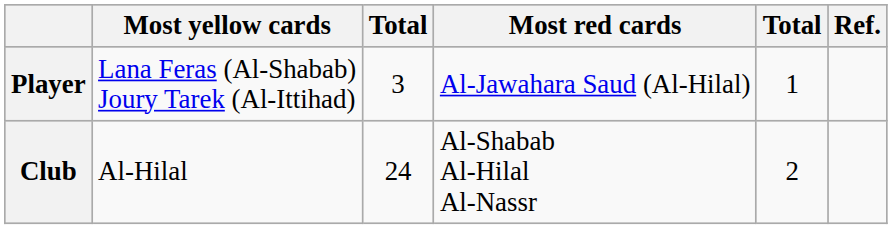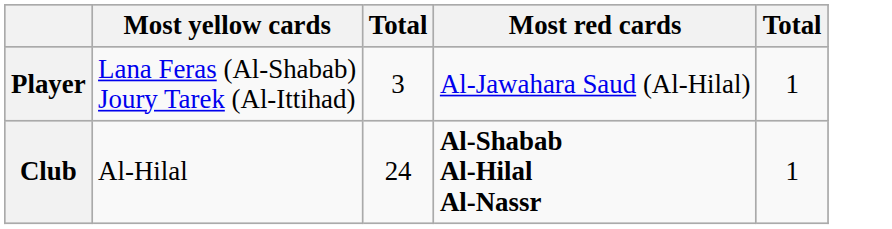- column: (857, 25)
(497, 171) normal -> (501, 171) bold
(792, 171) 2 -> (792, 171) 1
